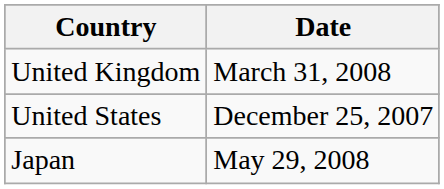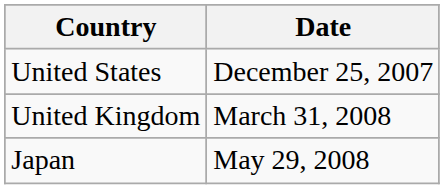rows swapped: (86, 115) <-> (106, 71)
